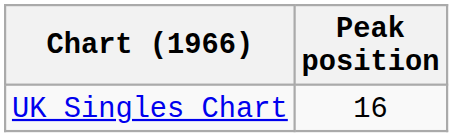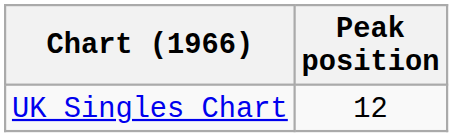(370, 108) 16 -> (370, 108) 12
